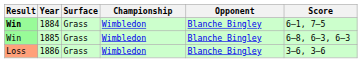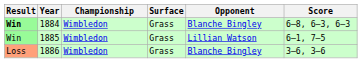columns swapped: (143, 11) <-> (81, 11)
(306, 24) 6–1, 7–5 -> (318, 24) 6–8, 6–3, 6–3
(225, 38) Blanche Bingley -> (222, 38) Lillian Watson
(318, 38) 6–8, 6–3, 6–3 -> (306, 38) 6–1, 7–5
